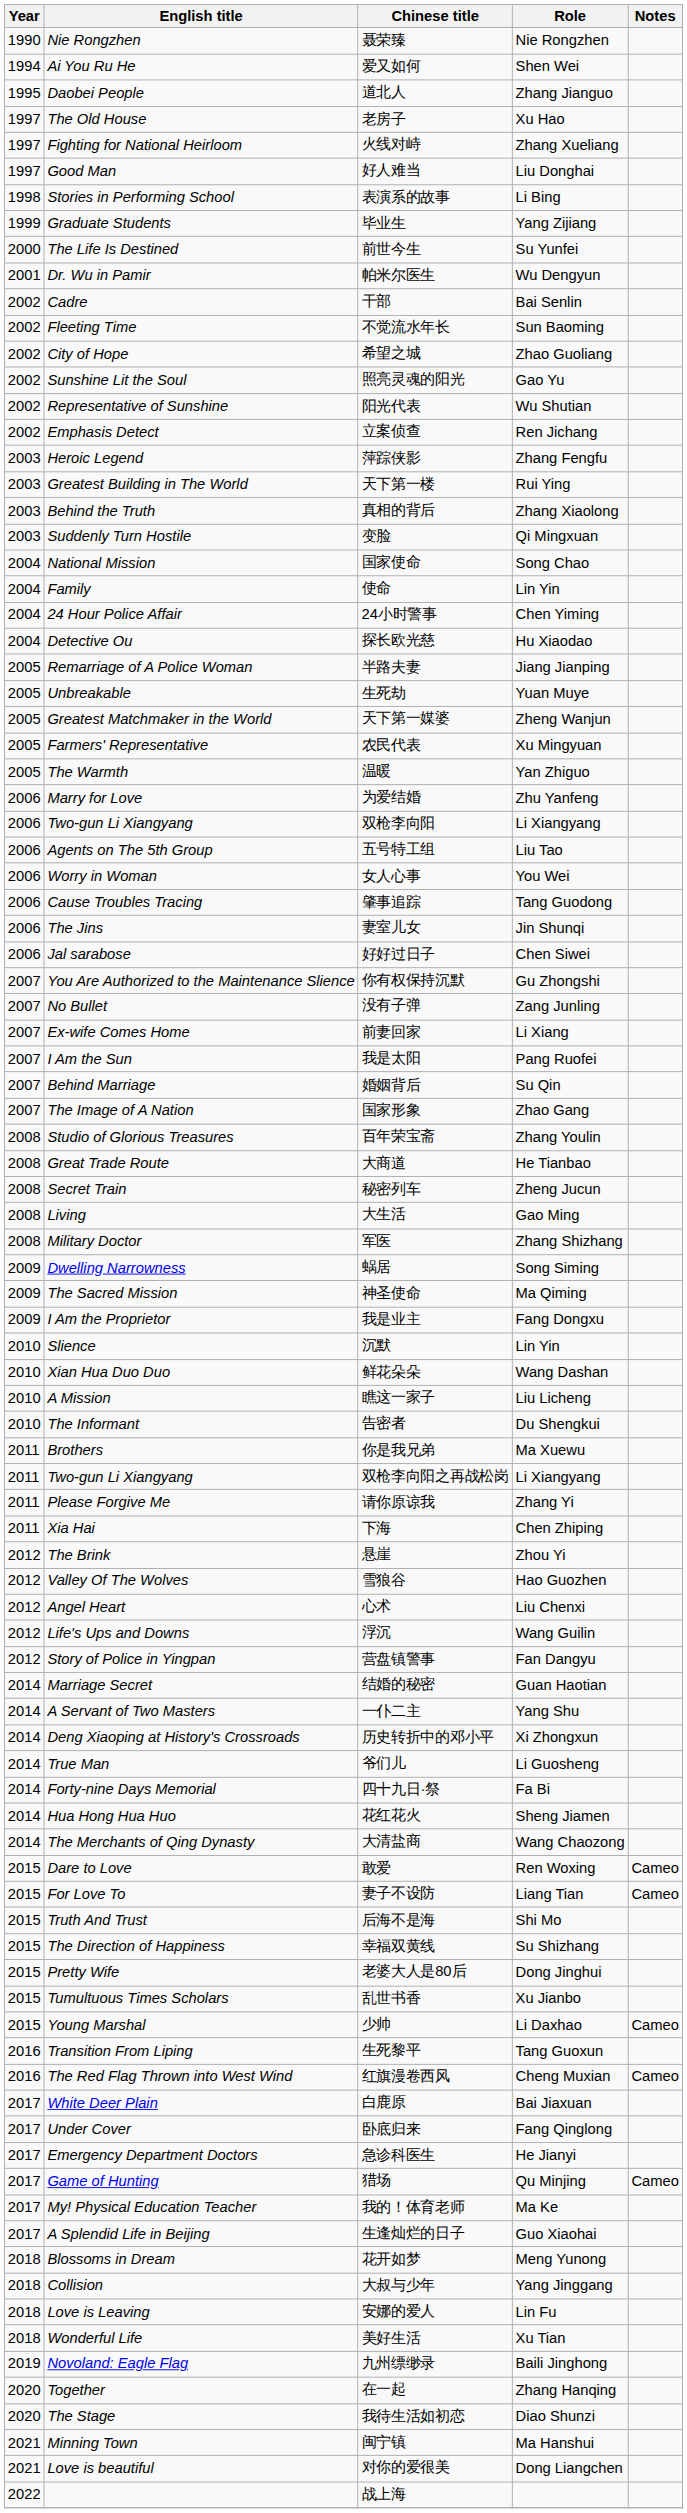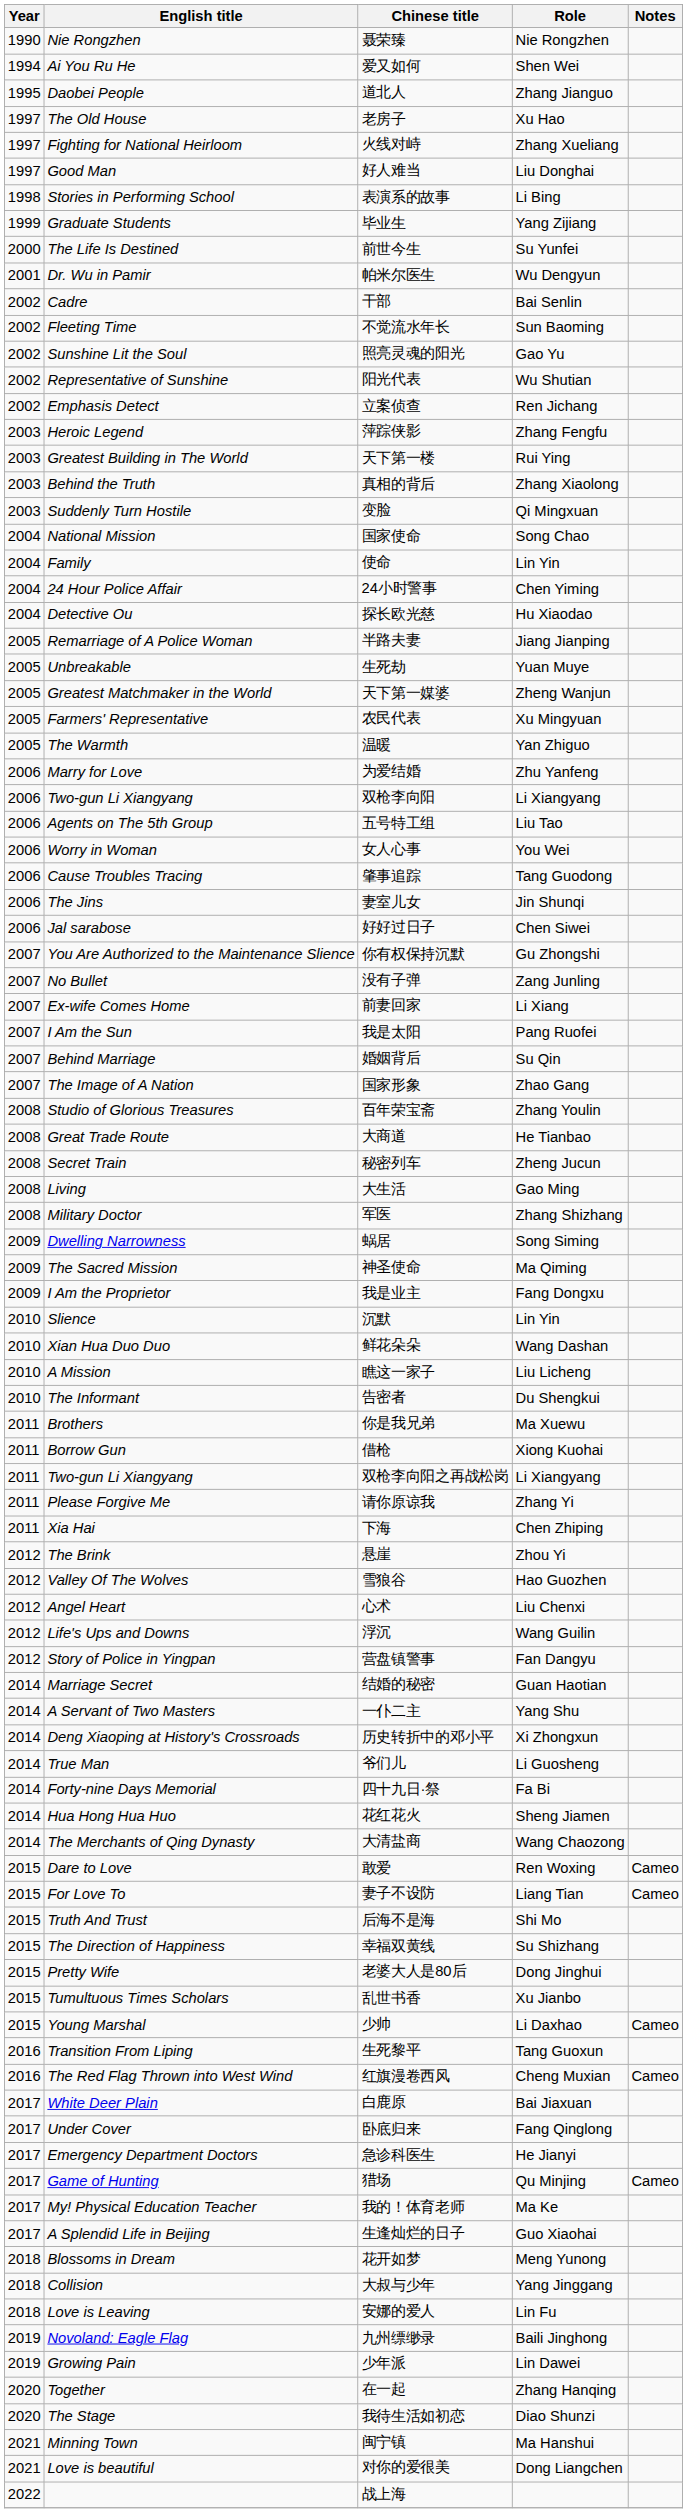- row: (391, 353)
+ row: (376, 1450)
- row: (391, 2337)
+ row: (384, 2363)
